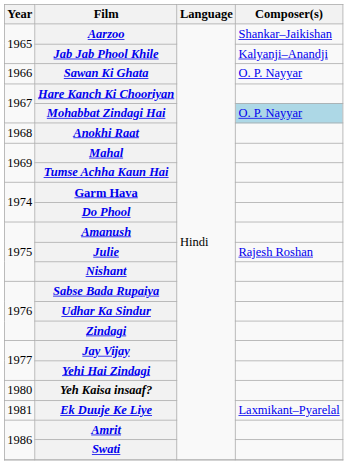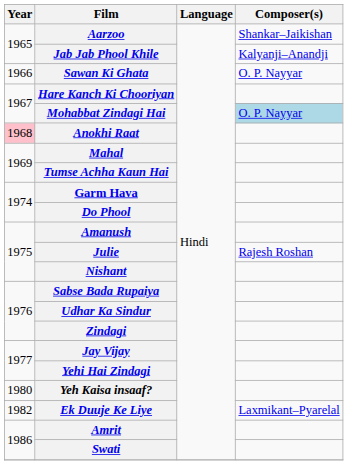(20, 133) no background -> (20, 133) pink background
(20, 410) 1981 -> (20, 410) 1982
